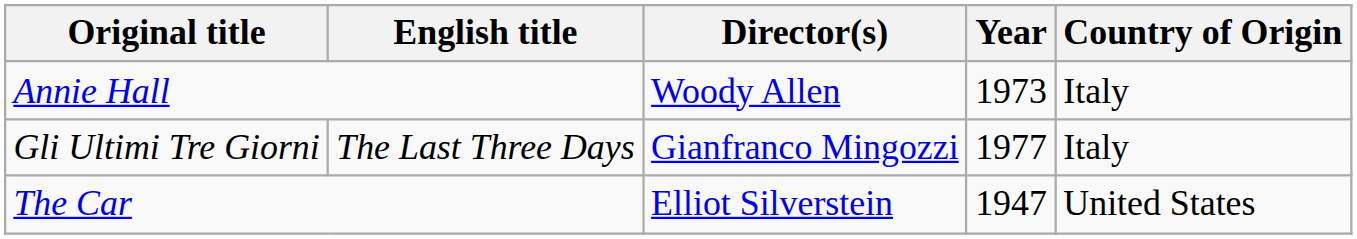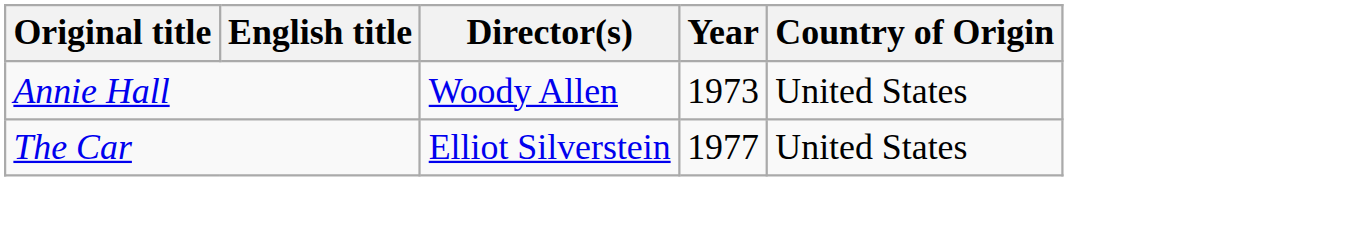(1096, 89) Italy -> (871, 89) United States
- row: (167, 146)
(1011, 203) 1947 -> (723, 146) 1977
